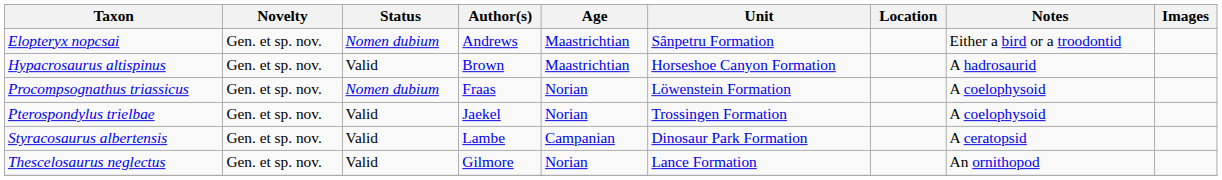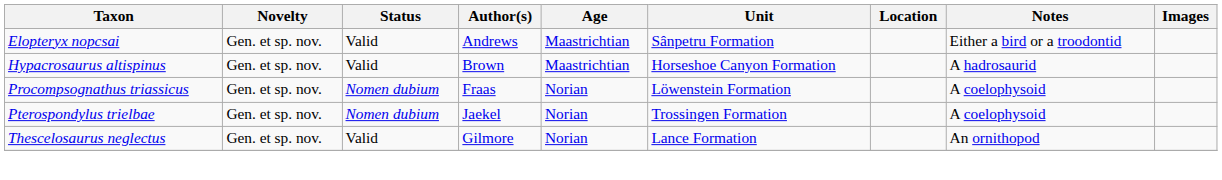(392, 41) Nomen dubium -> (362, 41) Valid
(362, 114) Valid -> (392, 114) Nomen dubium
- row: (88, 138)
